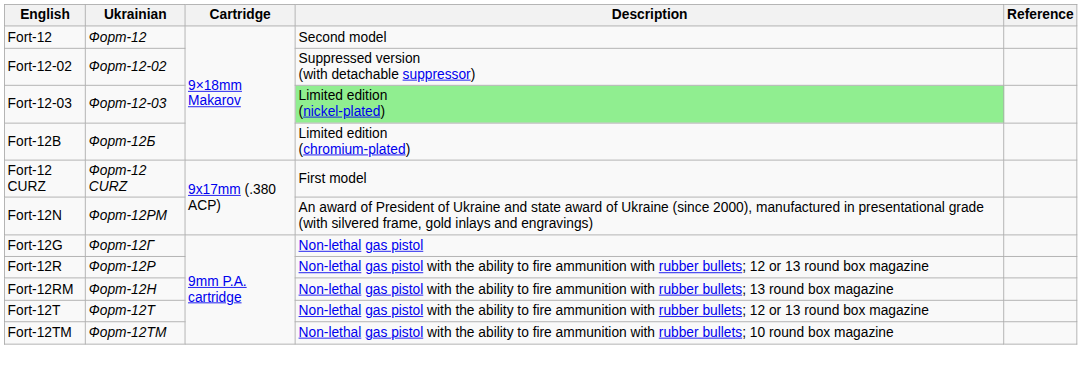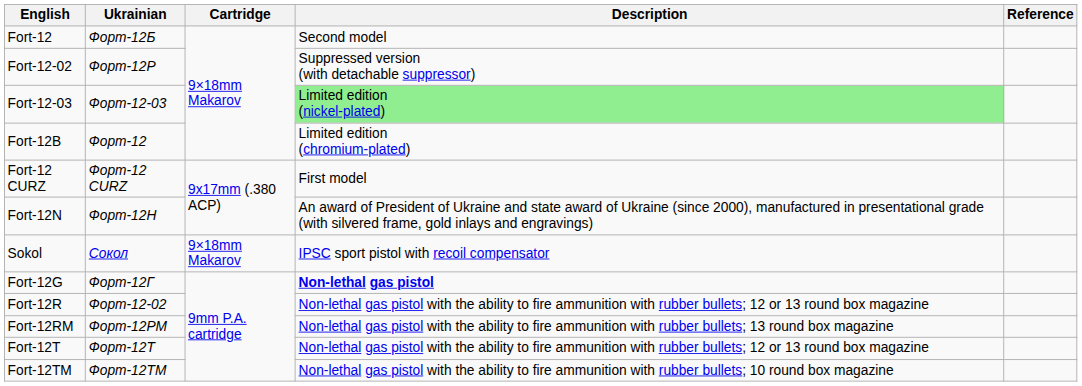(118, 37) Форт-12 -> (122, 37) Форт-12Б
(128, 66) Форт-12-02 -> (122, 66) Форт-12Р
(122, 141) Форт-12Б -> (118, 141) Форт-12
(128, 216) Форт-12РМ -> (123, 216) Форт-12Н
+ row: (25, 253)
(361, 245) normal -> (366, 282) bold
(122, 267) Форт-12Р -> (128, 304) Форт-12-02
(123, 289) Форт-12Н -> (128, 326) Форт-12РМ
